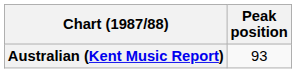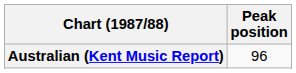(259, 56) 93 -> (259, 56) 96
